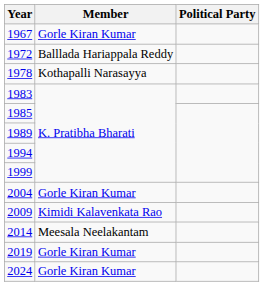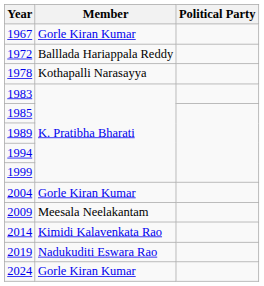(100, 212) Kimidi Kalavenkata Rao -> (93, 212) Meesala Neelakantam
(93, 232) Meesala Neelakantam -> (100, 232) Kimidi Kalavenkata Rao
(87, 251) Gorle Kiran Kumar -> (98, 251) Nadukuditi Eswara Rao
